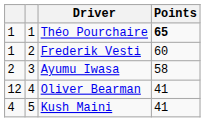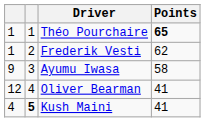(161, 52) 60 -> (161, 52) 62
(11, 70) 2 -> (11, 70) 9
(31, 108) normal -> (31, 108) bold
